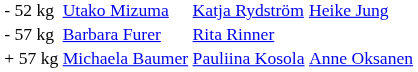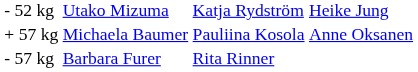rows swapped: (29, 34) <-> (31, 58)
